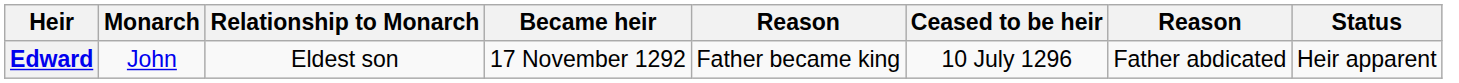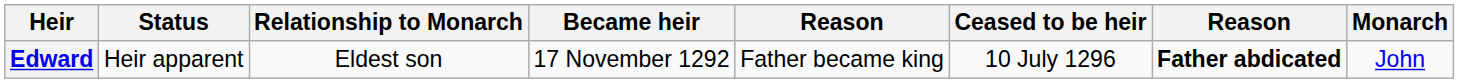columns swapped: (1367, 22) <-> (152, 22)
(1200, 59) normal -> (1249, 59) bold
